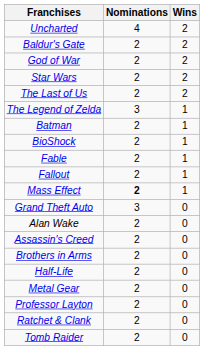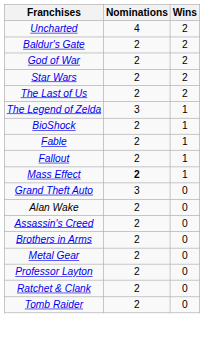- row: (54, 126)
- row: (54, 272)
